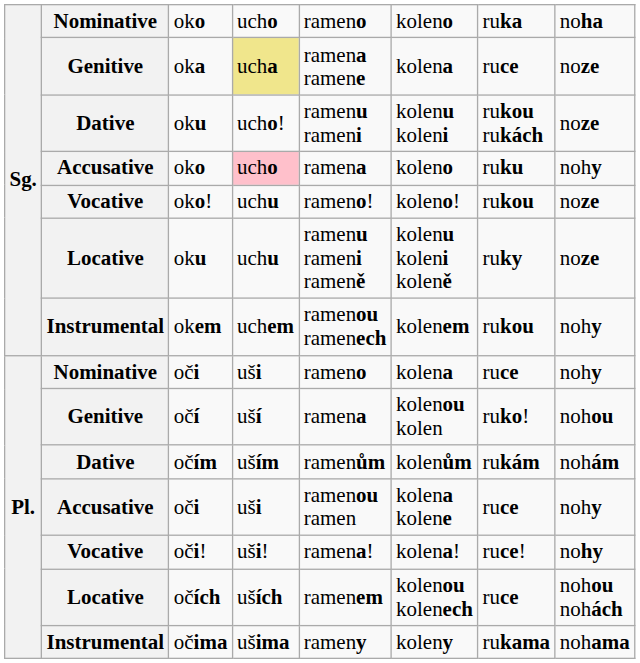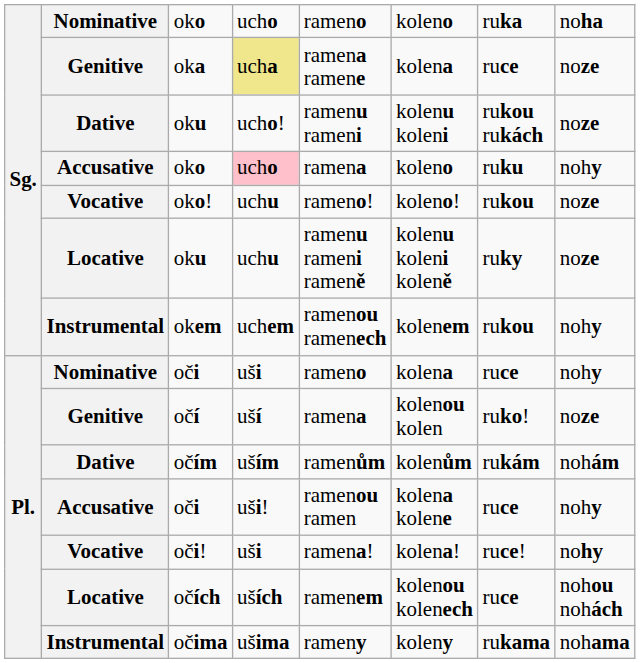(587, 416) nohou -> (580, 416) noze
(249, 506) uši -> (253, 506) uši!
(253, 551) uši! -> (249, 551) uši
